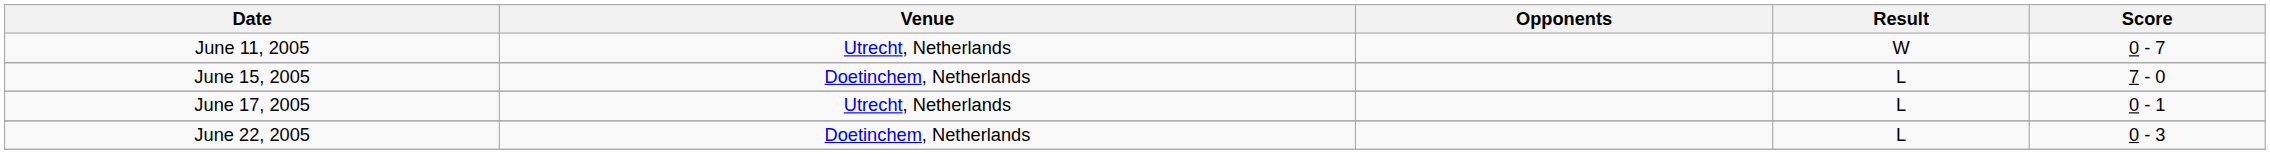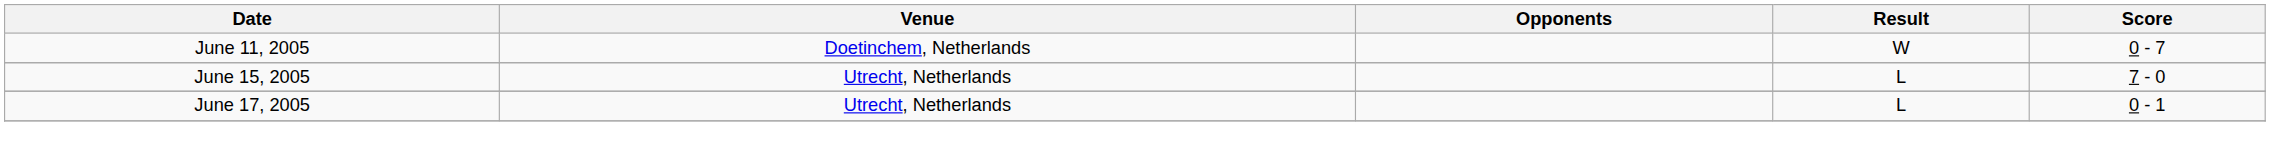(927, 47) Utrecht, Netherlands -> (927, 47) Doetinchem, Netherlands
(927, 76) Doetinchem, Netherlands -> (927, 76) Utrecht, Netherlands
- row: (252, 134)
